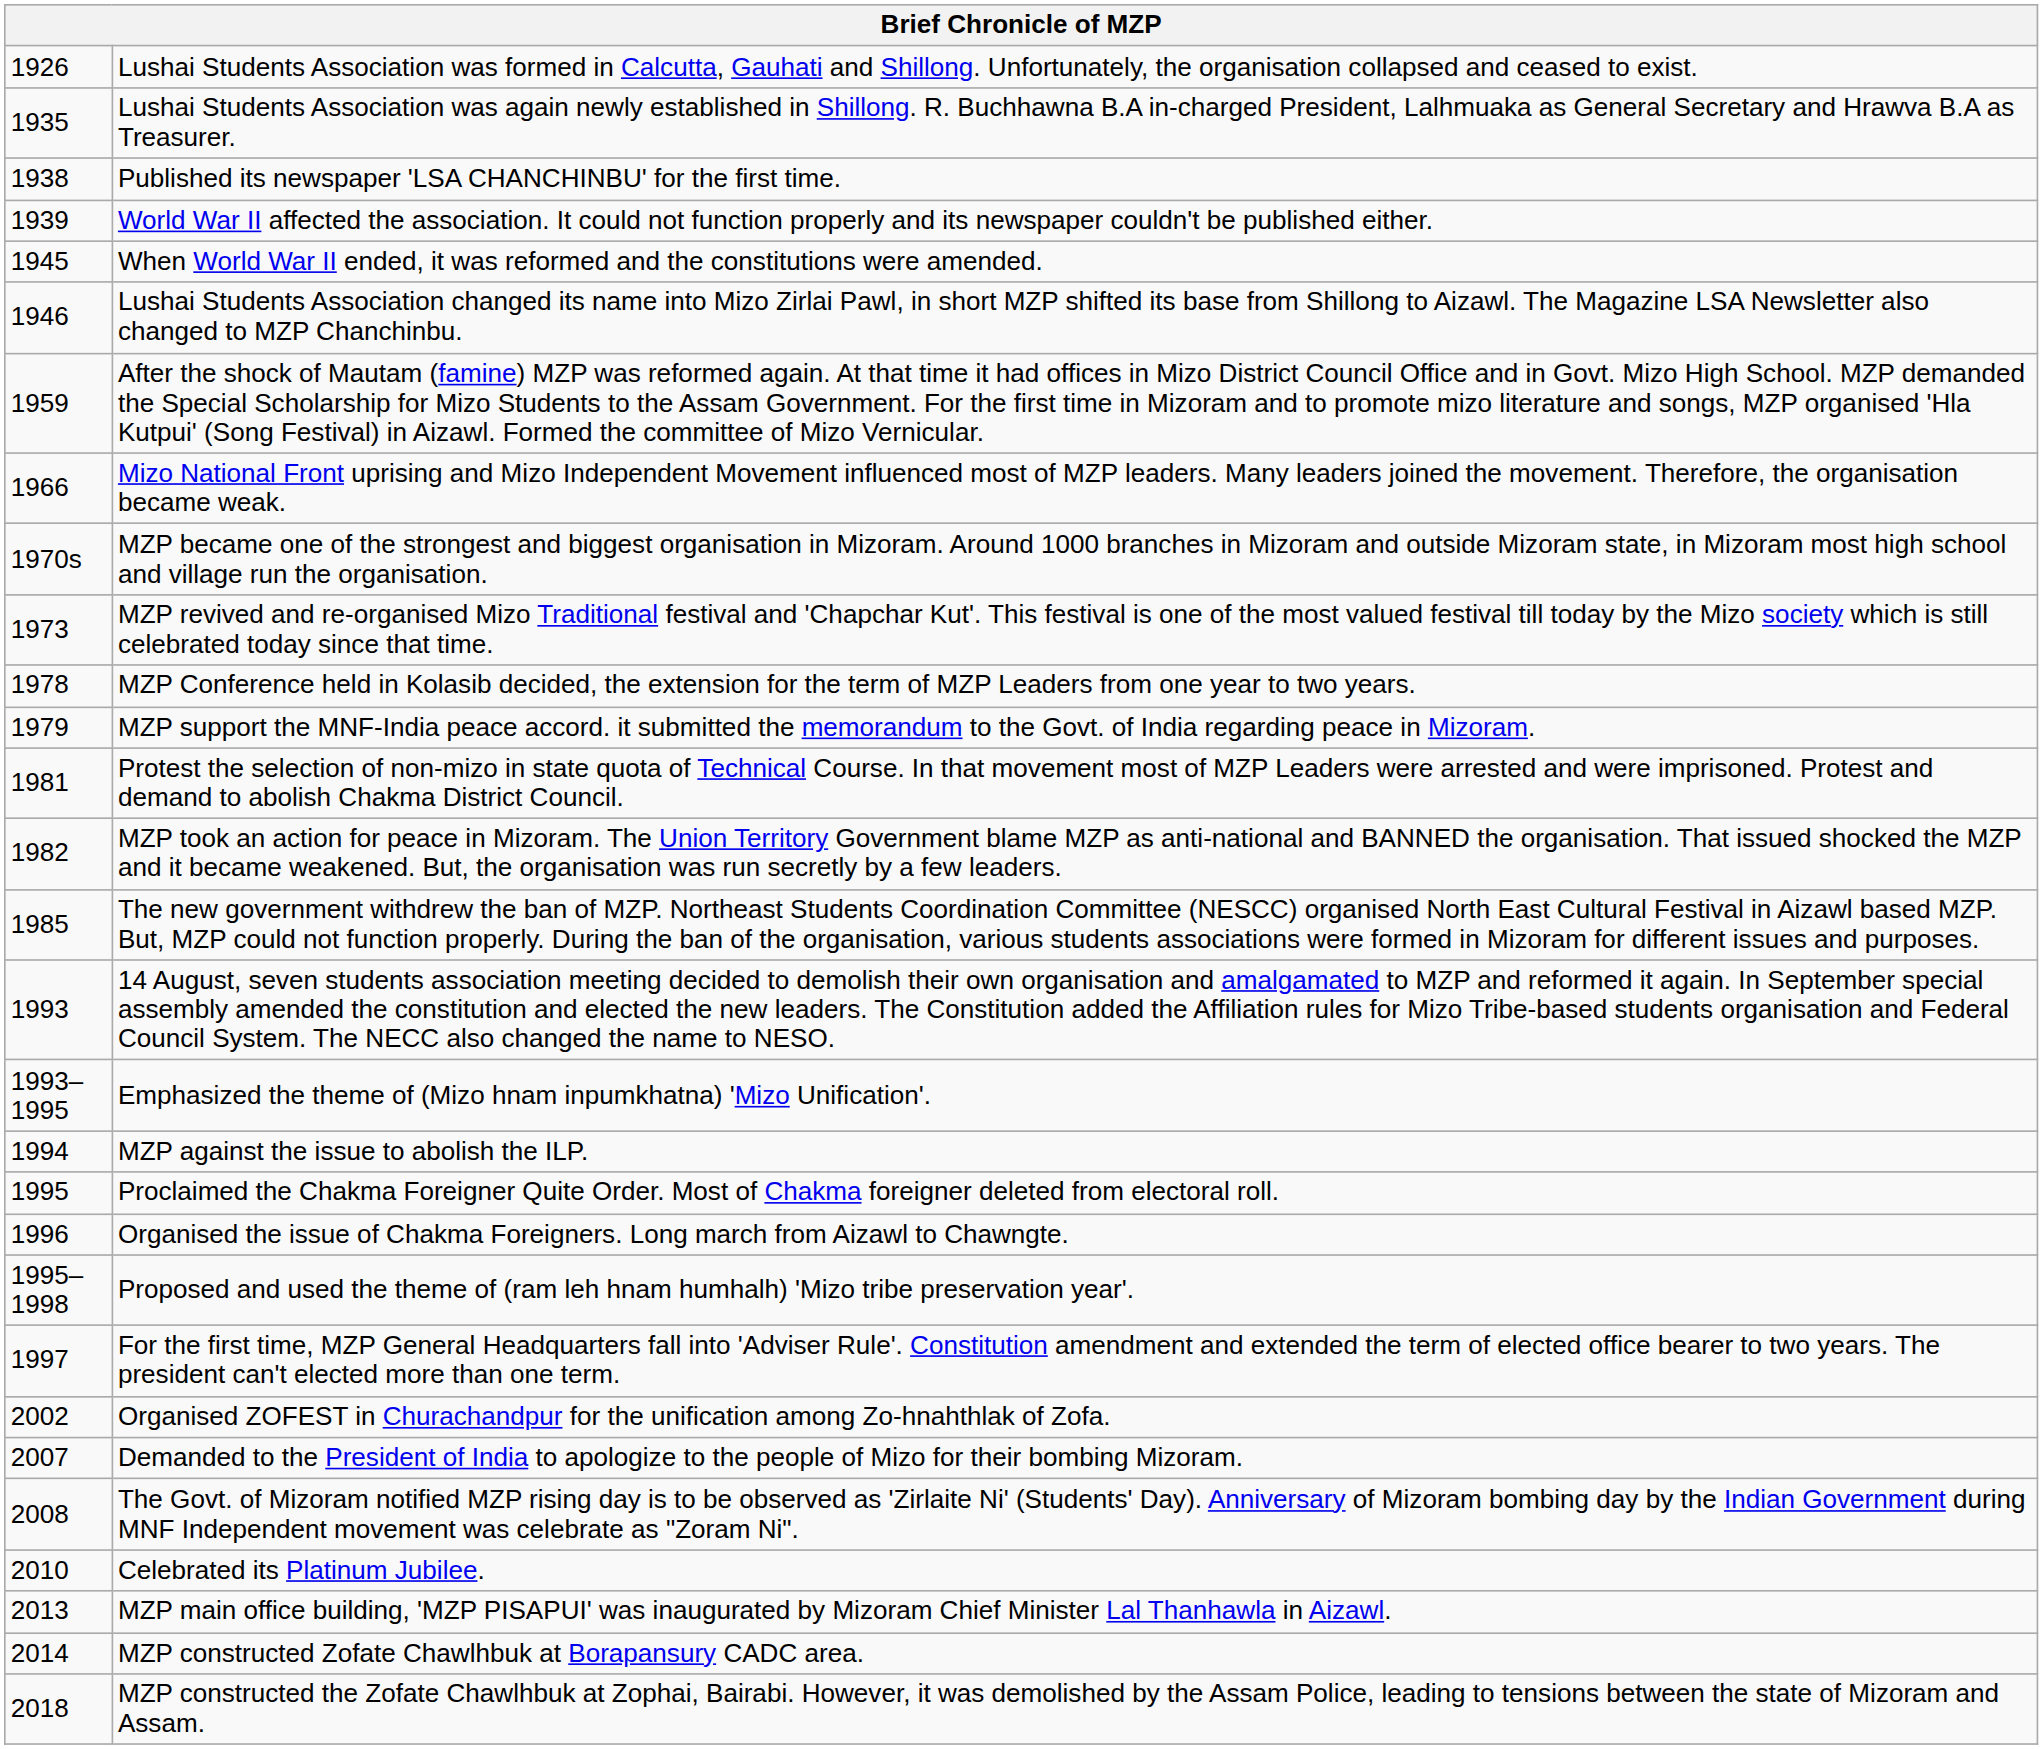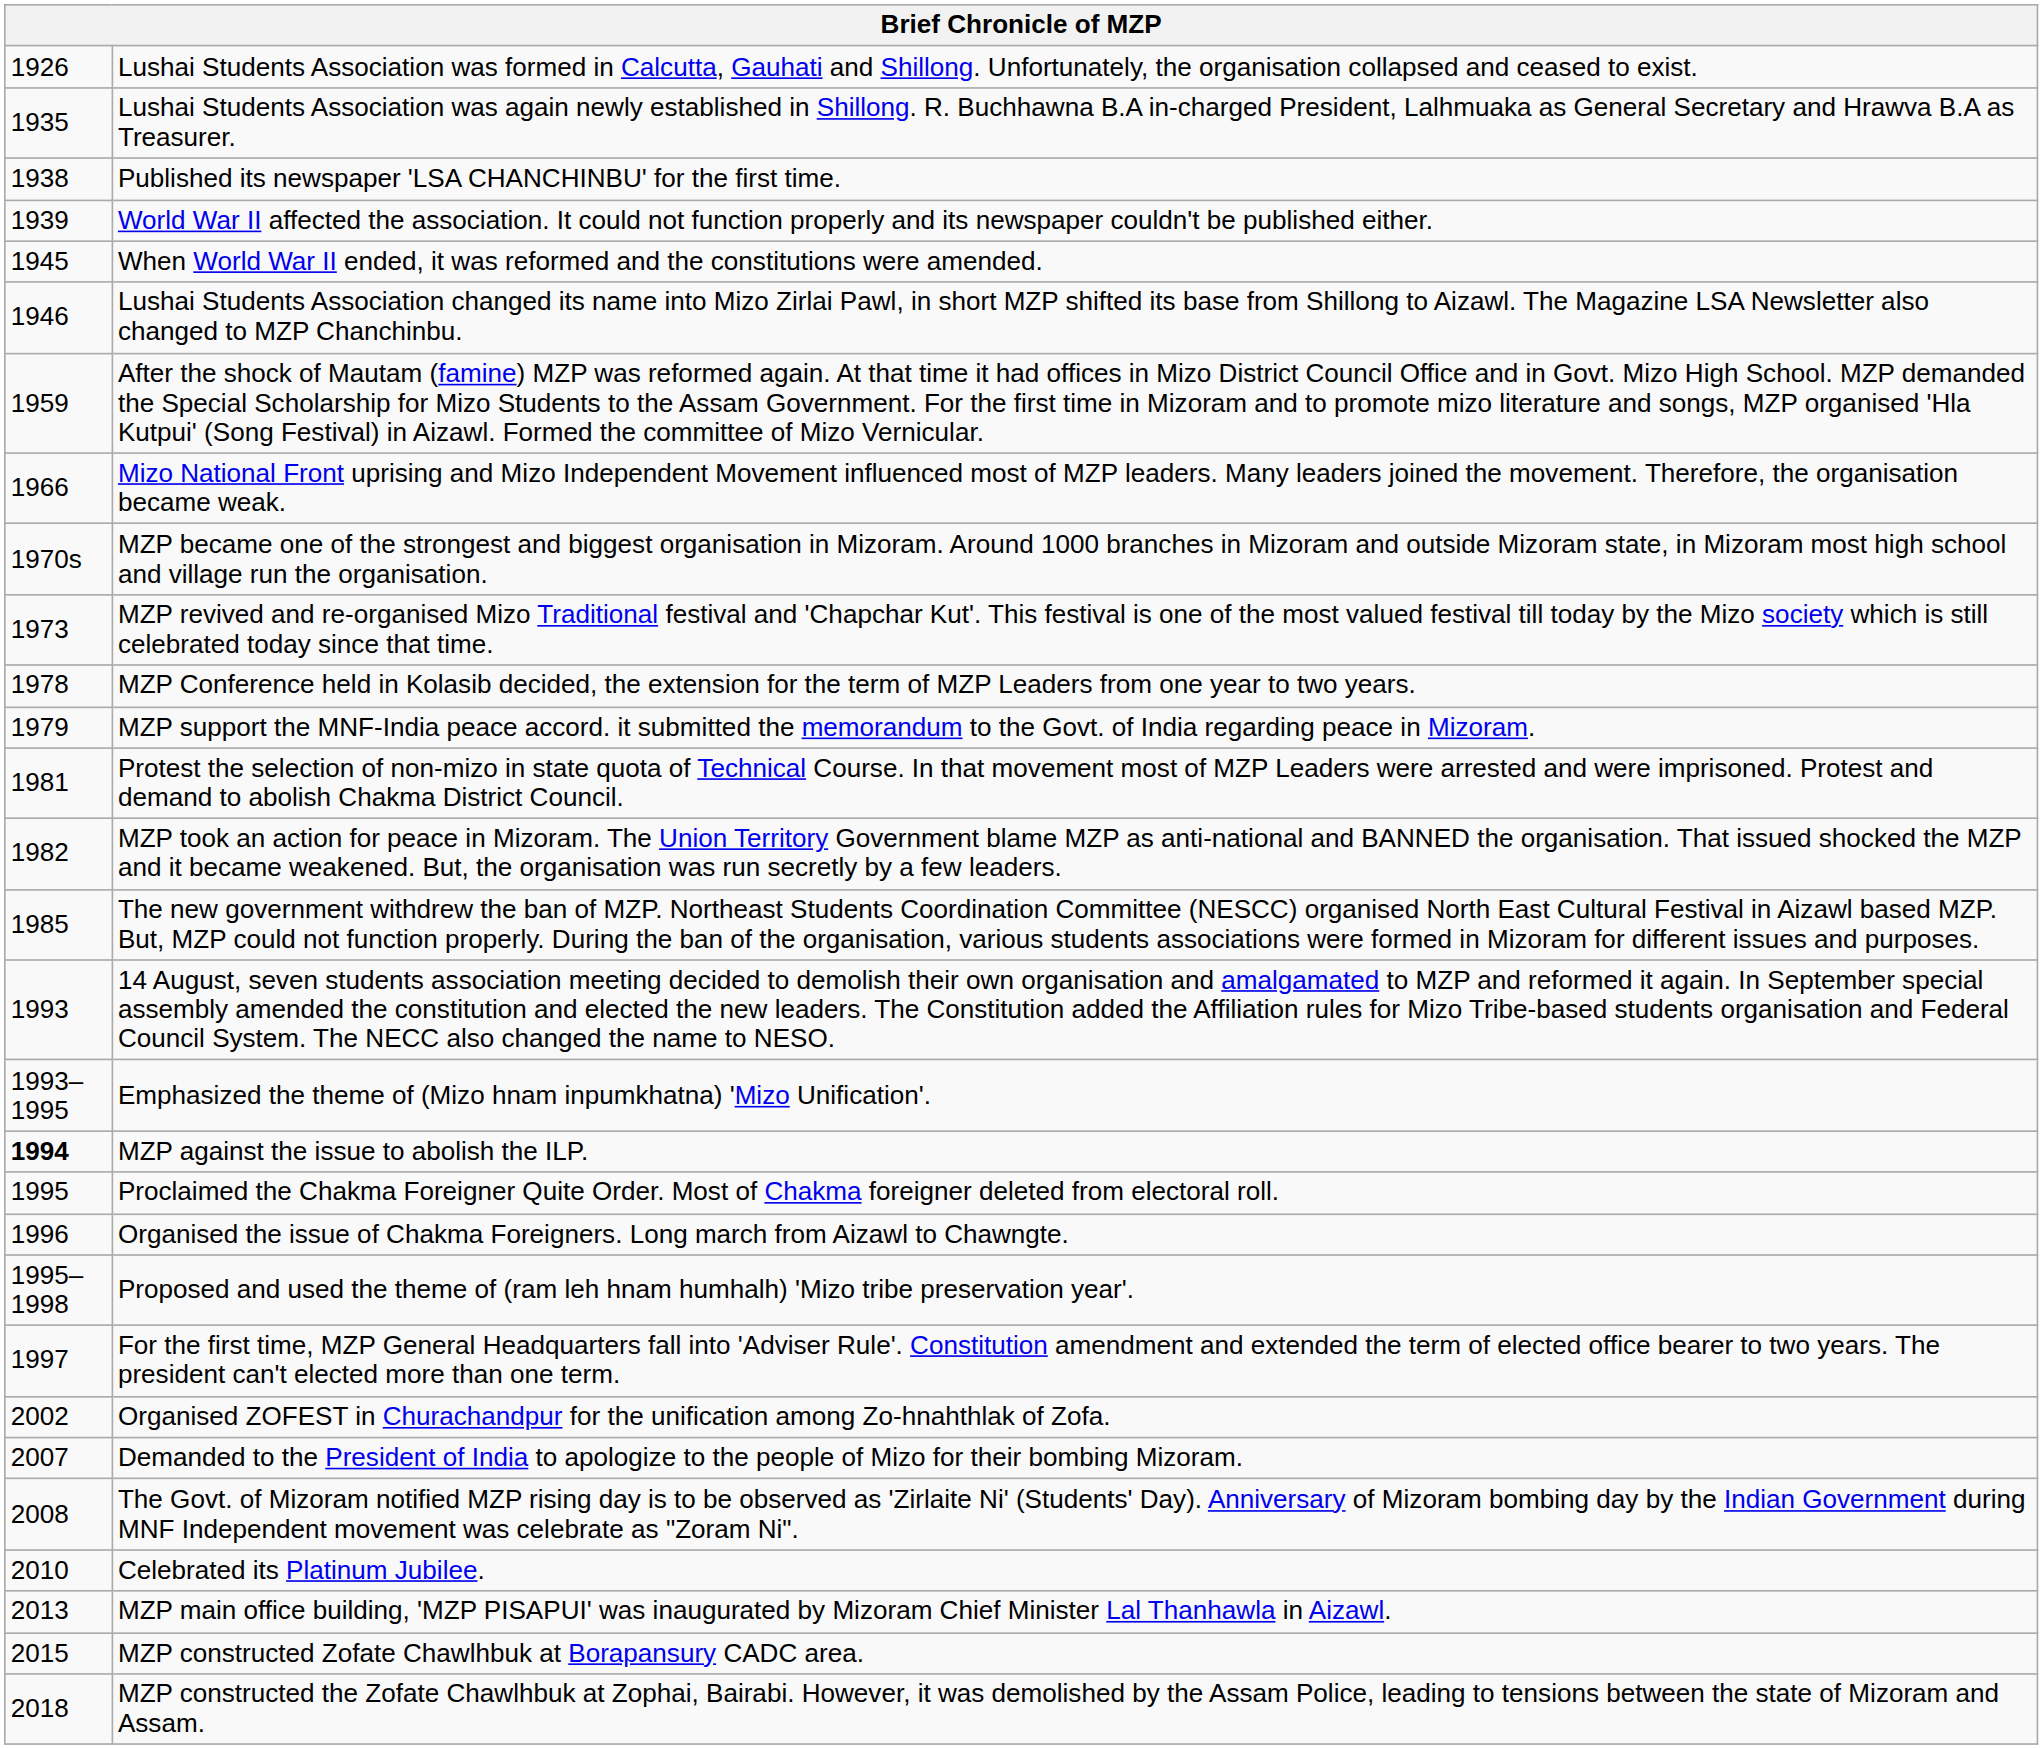(40, 1151) normal -> (40, 1151) bold
(40, 1652) 2014 -> (40, 1652) 2015
